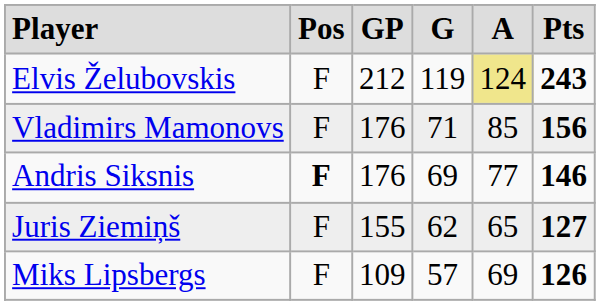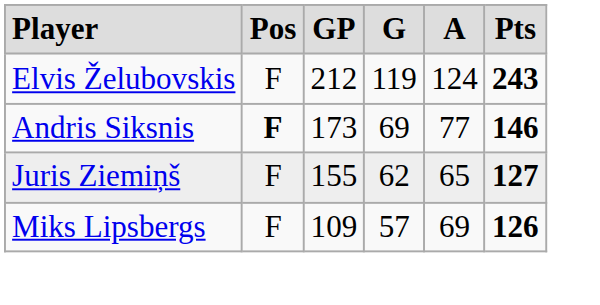(503, 78) khaki background -> (454, 78) no background
- row: (148, 127)
(382, 176) 176 -> (334, 127) 173
